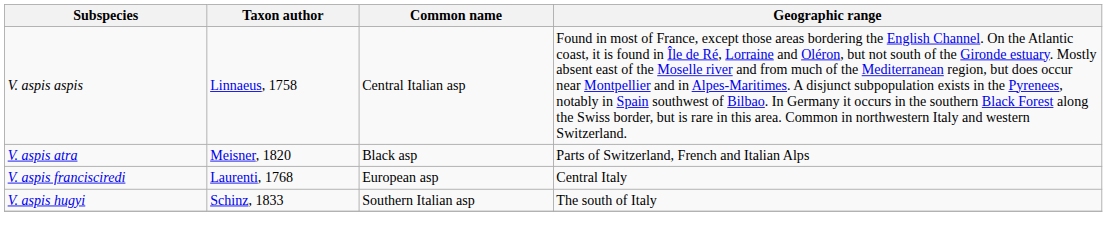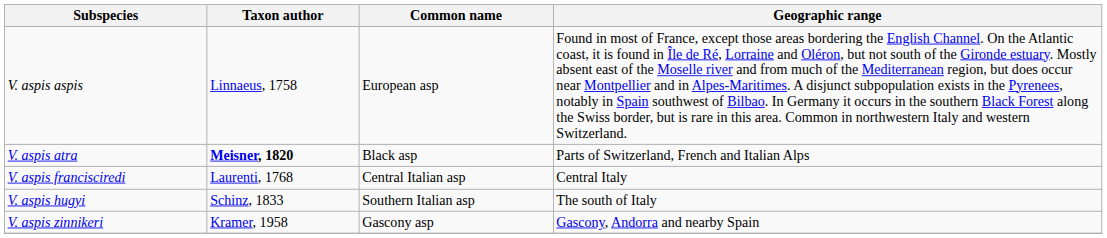(414, 85) Central Italian asp -> (400, 85) European asp
(251, 155) normal -> (252, 155) bold
(400, 177) European asp -> (414, 177) Central Italian asp
+ row: (55, 222)
